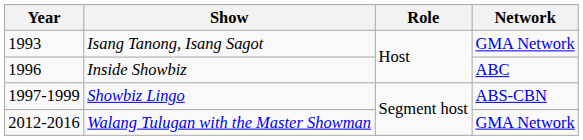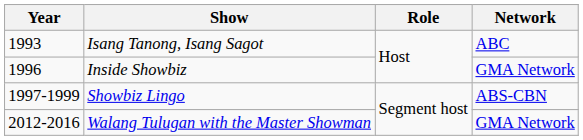(525, 43) GMA Network -> (492, 43) ABC
(492, 69) ABC -> (525, 69) GMA Network
